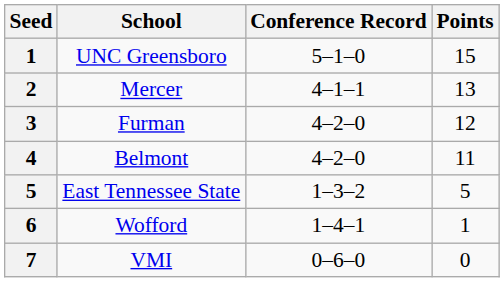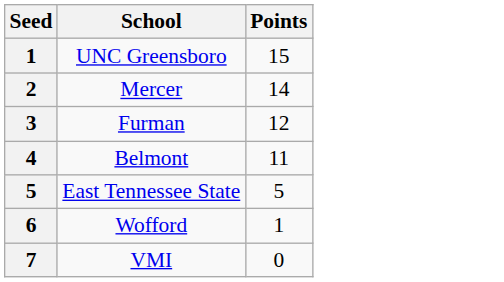- column: (338, 21)
(465, 89) 13 -> (279, 89) 14
